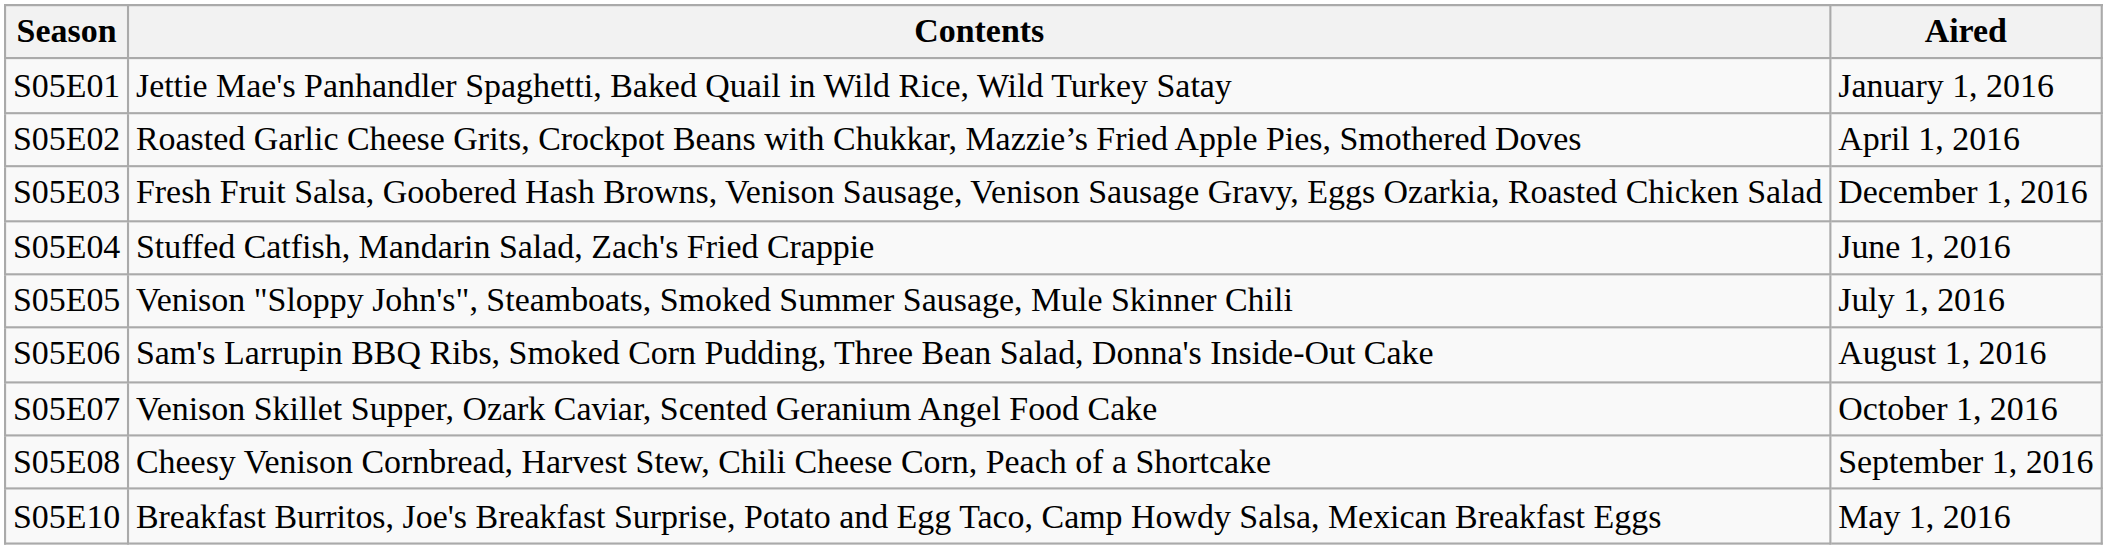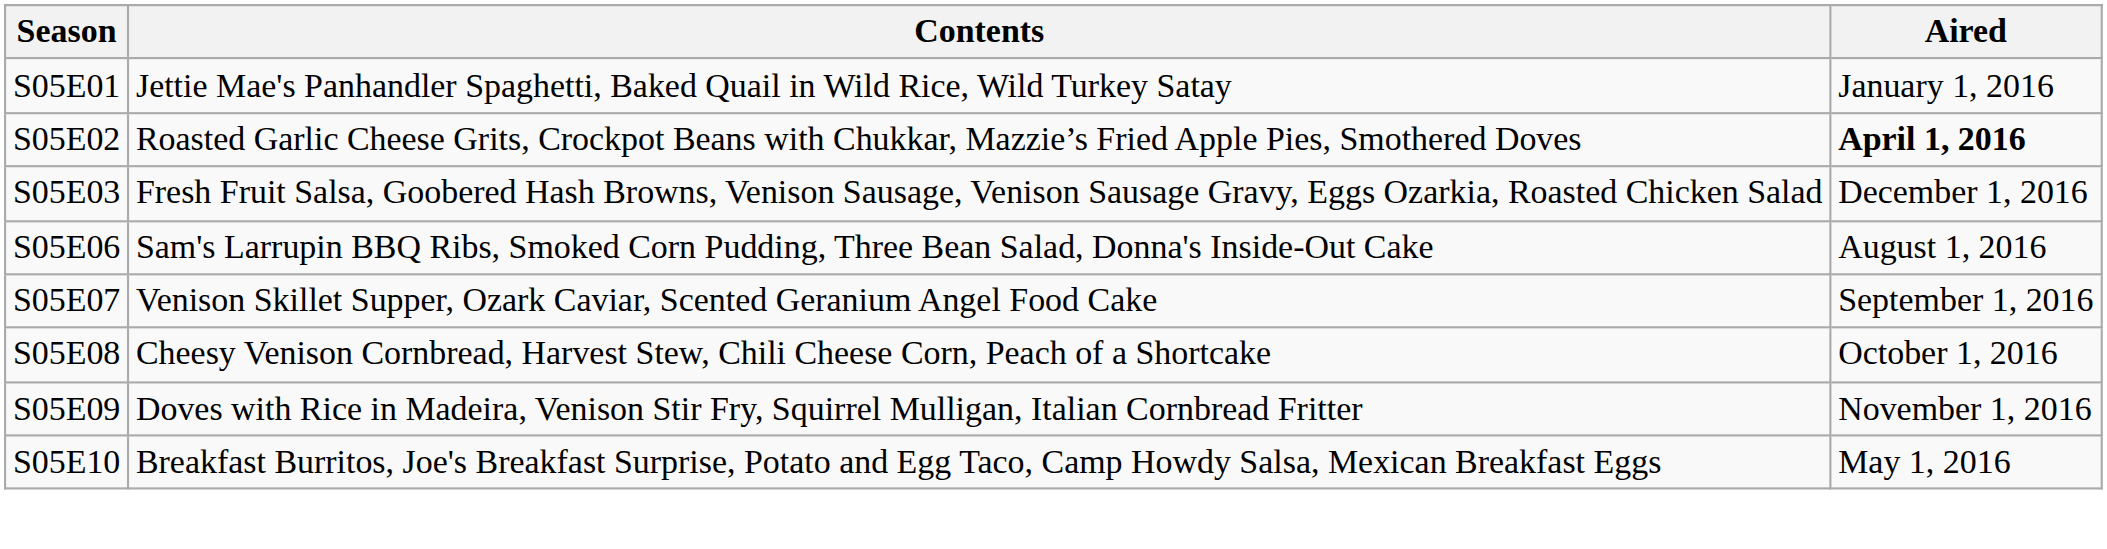(1929, 138) normal -> (1932, 138) bold
- row: (67, 246)
- row: (67, 300)
(1948, 407) October 1, 2016 -> (1966, 300) September 1, 2016
(1966, 461) September 1, 2016 -> (1948, 354) October 1, 2016
+ row: (67, 407)
